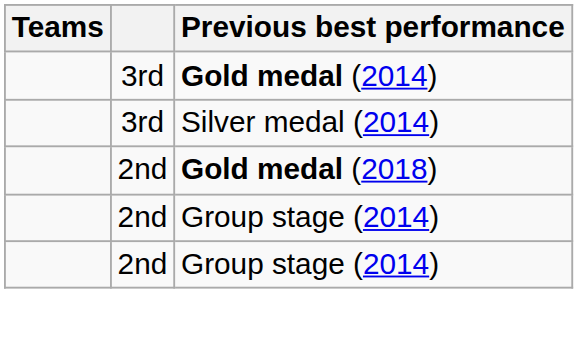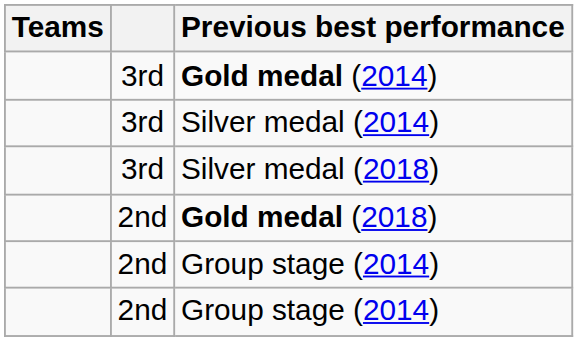+ row: (142, 169)
